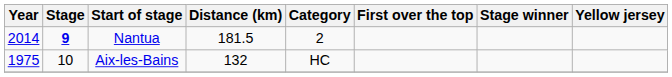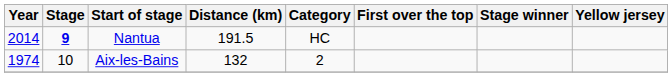(236, 38) 181.5 -> (236, 38) 191.5
(320, 38) 2 -> (320, 38) HC
(24, 60) 1975 -> (24, 60) 1974
(320, 60) HC -> (320, 60) 2
